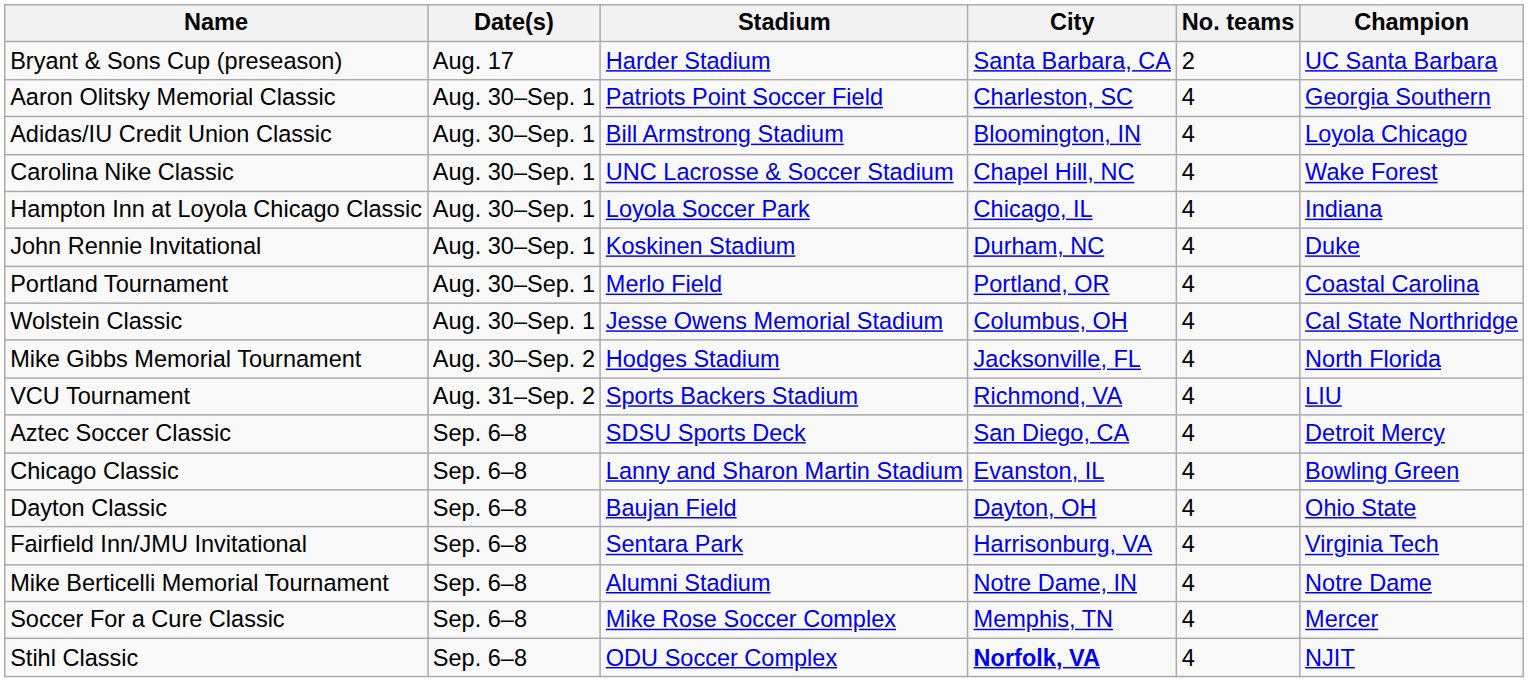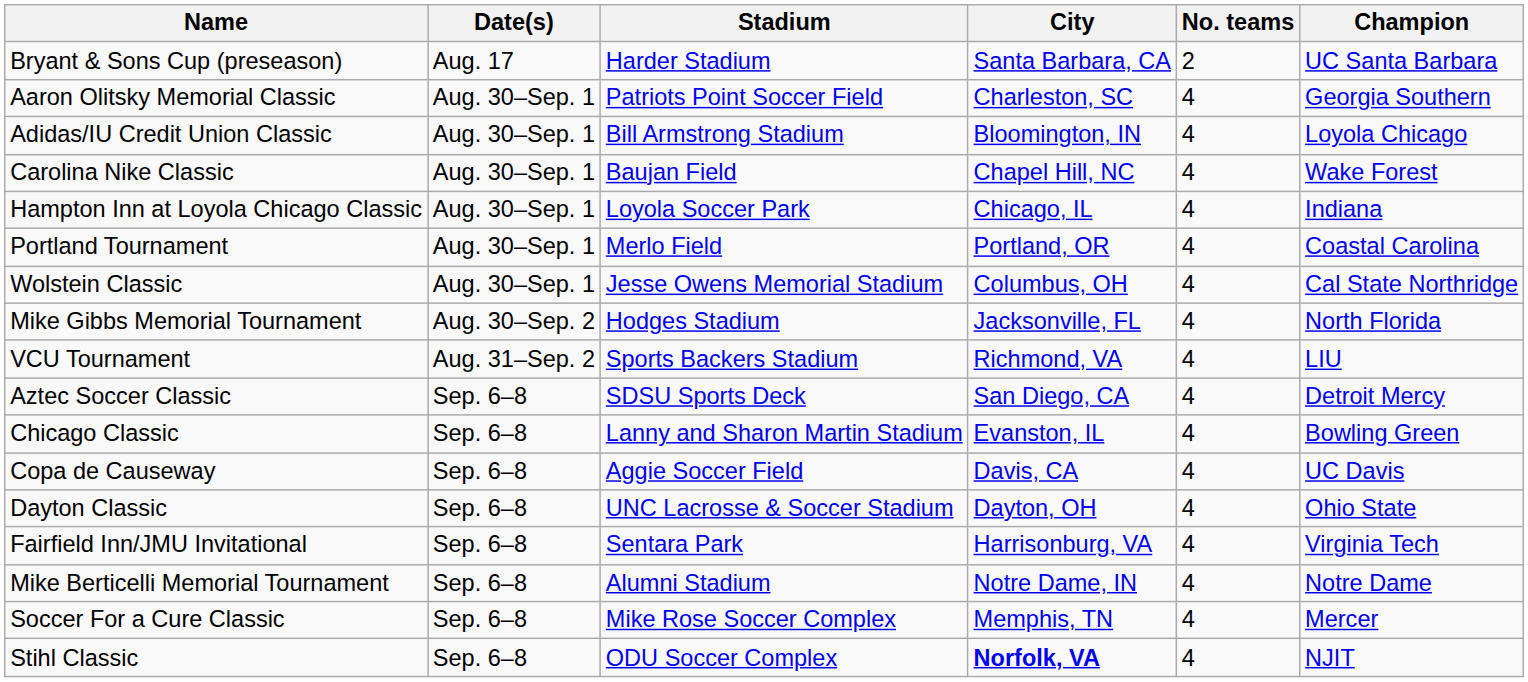(780, 172) UNC Lacrosse & Soccer Stadium -> (671, 172) Baujan Field
- row: (136, 246)
+ row: (113, 470)
(671, 508) Baujan Field -> (780, 508) UNC Lacrosse & Soccer Stadium
